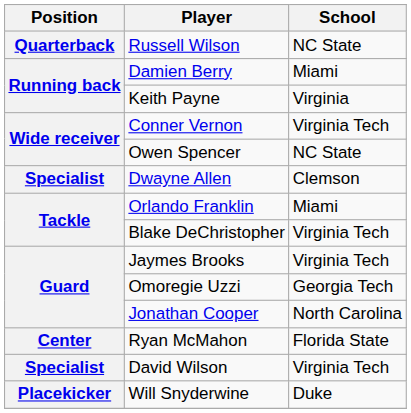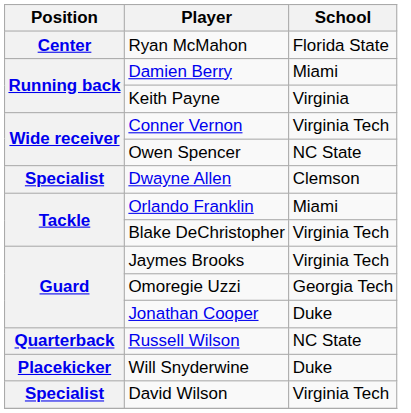rows swapped: (184, 44) <-> (188, 340)
(347, 313) North Carolina -> (312, 313) Duke
rows swapped: (189, 394) <-> (178, 367)
